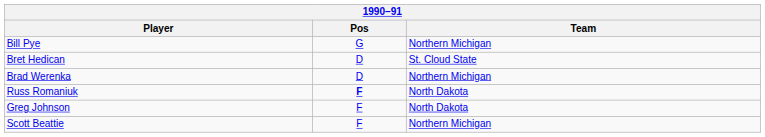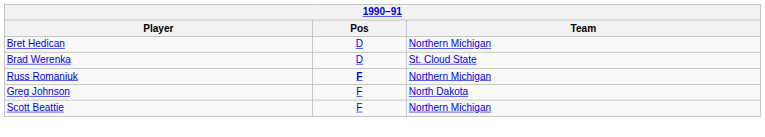- row: (23, 44)
(443, 60) St. Cloud State -> (450, 44) Northern Michigan
(450, 76) Northern Michigan -> (443, 60) St. Cloud State
(438, 92) North Dakota -> (450, 76) Northern Michigan
